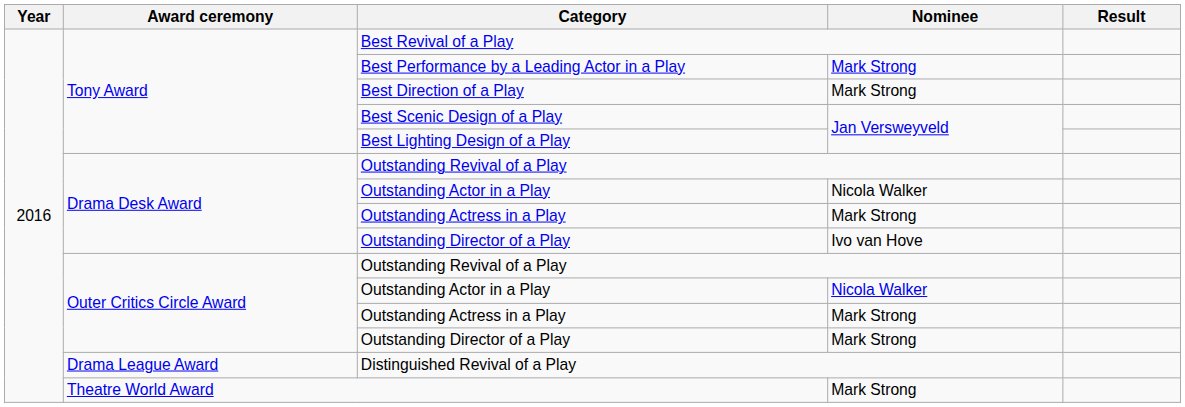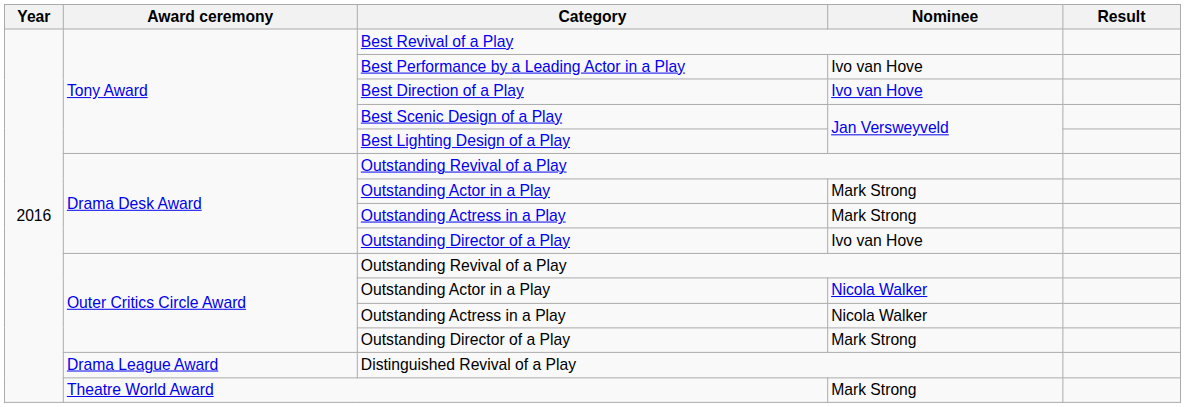(874, 66) Mark Strong -> (877, 66) Ivo van Hove
(874, 91) Mark Strong -> (877, 91) Ivo van Hove
(879, 191) Nicola Walker -> (874, 191) Mark Strong
(874, 315) Mark Strong -> (879, 315) Nicola Walker
